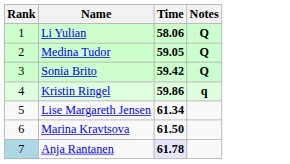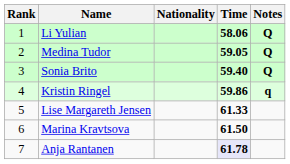+ column: (186, 14)
(170, 71) 59.42 -> (234, 71) 59.40
(170, 110) 61.34 -> (234, 110) 61.33
(21, 149) lightblue background -> (21, 149) no background
